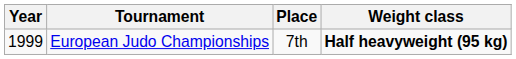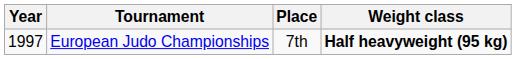(26, 41) 1999 -> (26, 41) 1997
